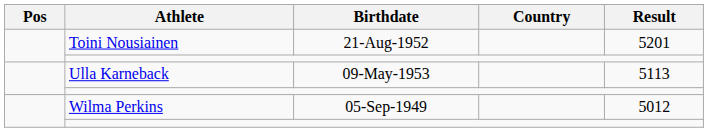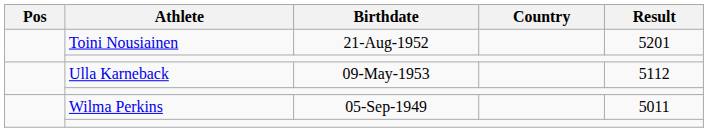(654, 74) 5113 -> (654, 74) 5112
(654, 107) 5012 -> (654, 107) 5011
